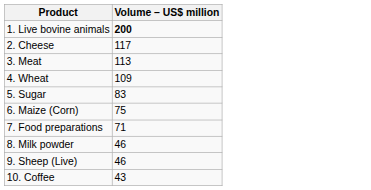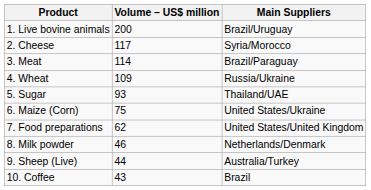+ column: (294, 12)
(123, 29) bold -> (123, 29) normal
(123, 62) 113 -> (123, 62) 114
(120, 95) 83 -> (120, 95) 93
(120, 128) 71 -> (120, 128) 62
(120, 161) 46 -> (120, 161) 44
